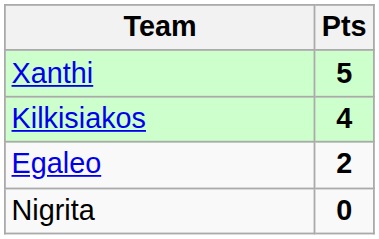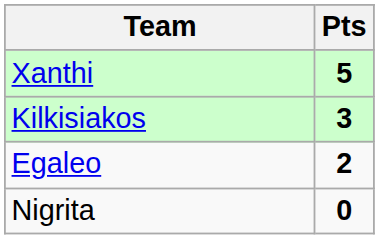(344, 118) 4 -> (344, 118) 3
